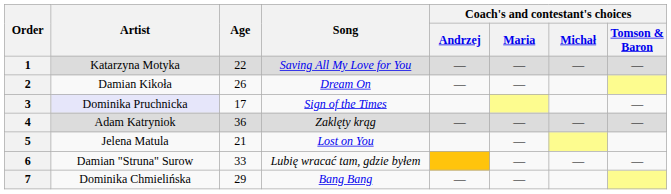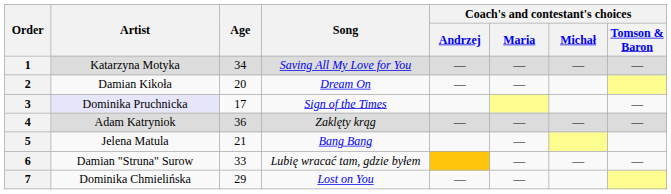(240, 65) 22 -> (240, 65) 34
(240, 84) 26 -> (240, 84) 20
(346, 141) Lost on You -> (346, 141) Bang Bang
(346, 179) Bang Bang -> (346, 179) Lost on You
